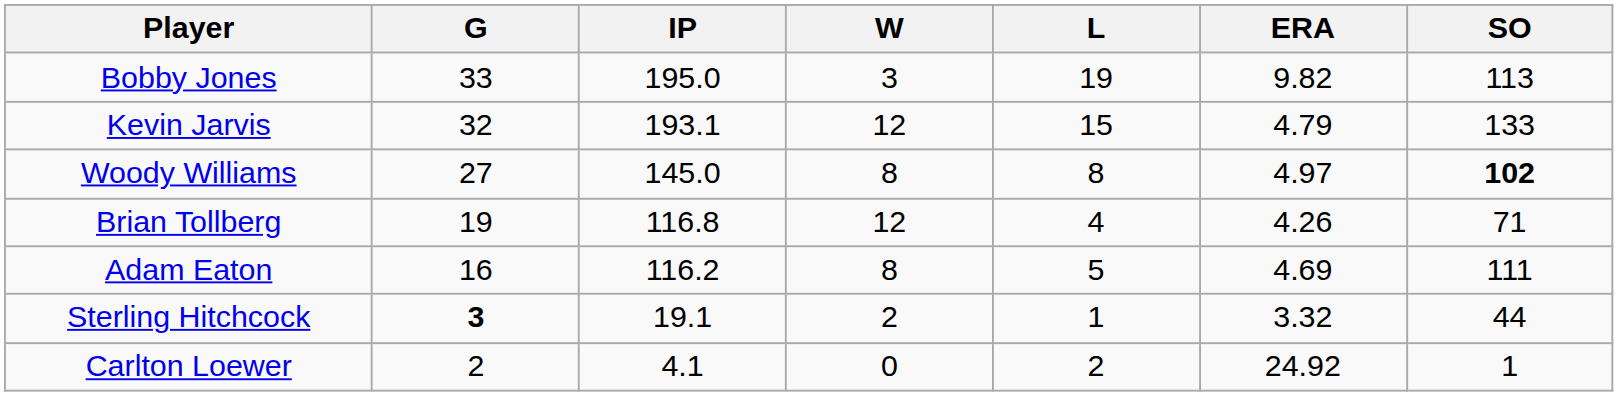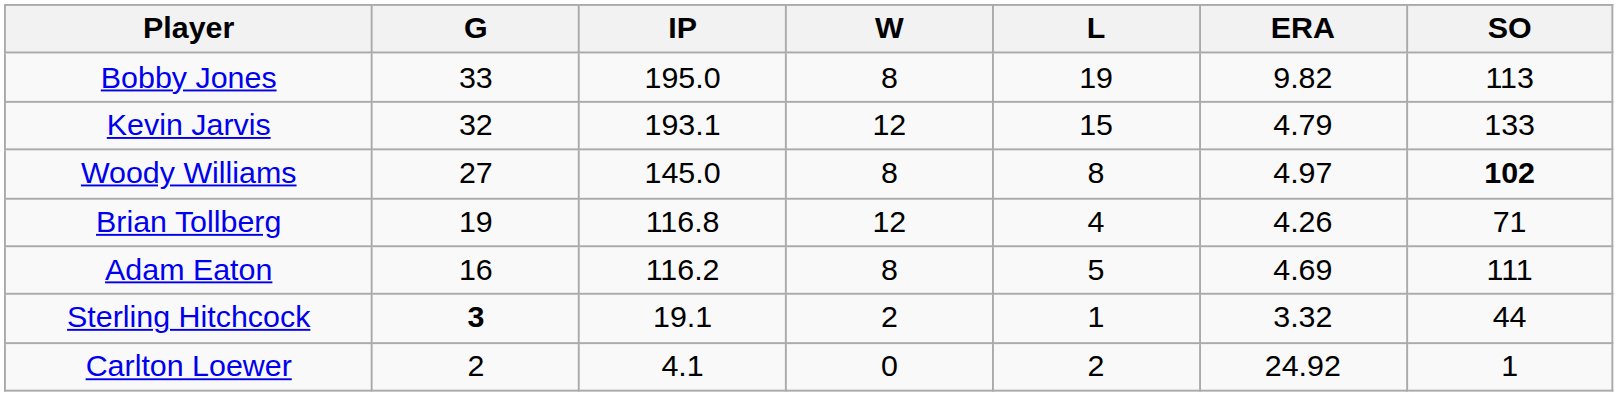(889, 76) 3 -> (889, 76) 8
